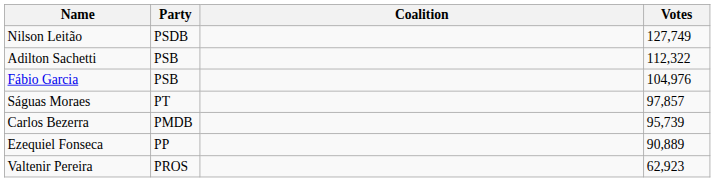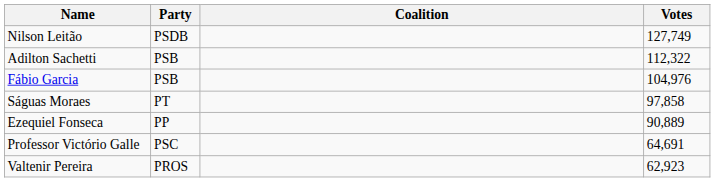(666, 101) 97,857 -> (666, 101) 97,858
- row: (48, 123)
+ row: (74, 144)
